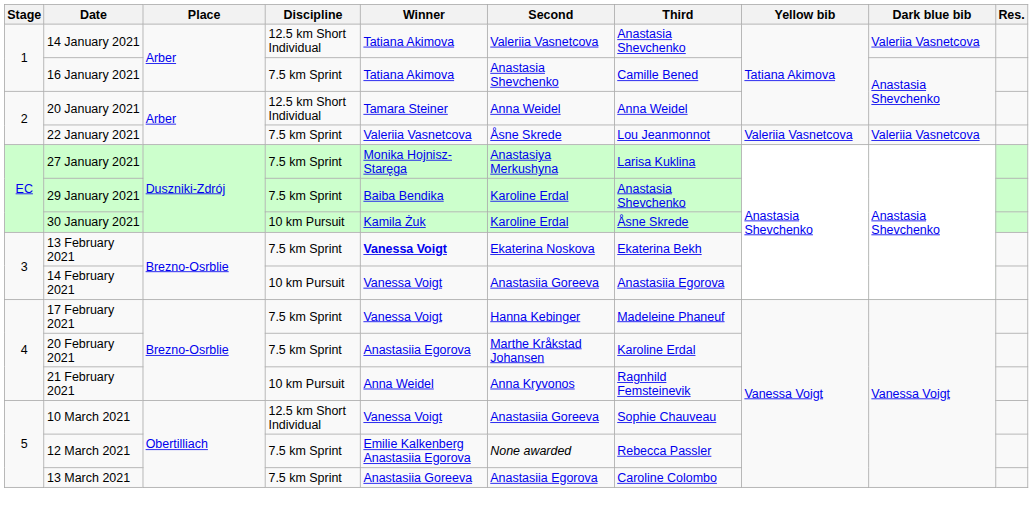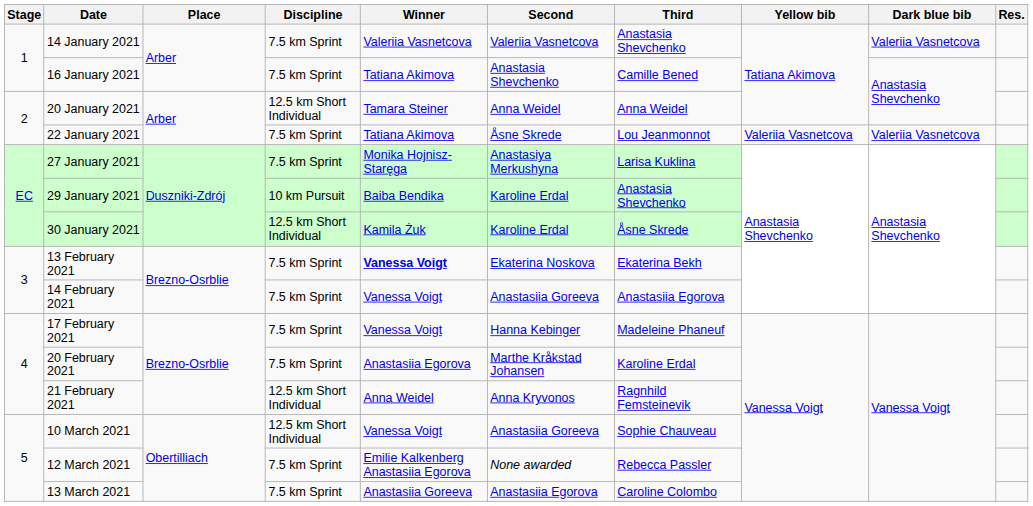(307, 41) 12.5 km Short Individual -> (305, 41) 7.5 km Sprint
(409, 41) Tatiana Akimova -> (418, 41) Valeriia Vasnetcova
(418, 135) Valeriia Vasnetcova -> (409, 135) Tatiana Akimova
(305, 196) 7.5 km Sprint -> (307, 196) 10 km Pursuit
(307, 222) 10 km Pursuit -> (307, 229) 12.5 km Short Individual
(307, 283) 10 km Pursuit -> (305, 297) 7.5 km Sprint
(307, 384) 10 km Pursuit -> (307, 398) 12.5 km Short Individual
